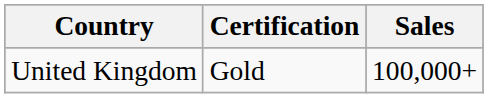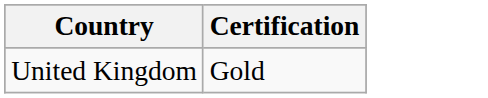- column: (425, 26)
